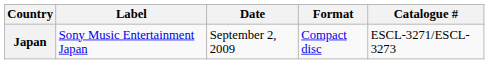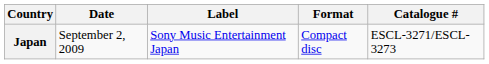columns swapped: (253, 14) <-> (131, 14)
